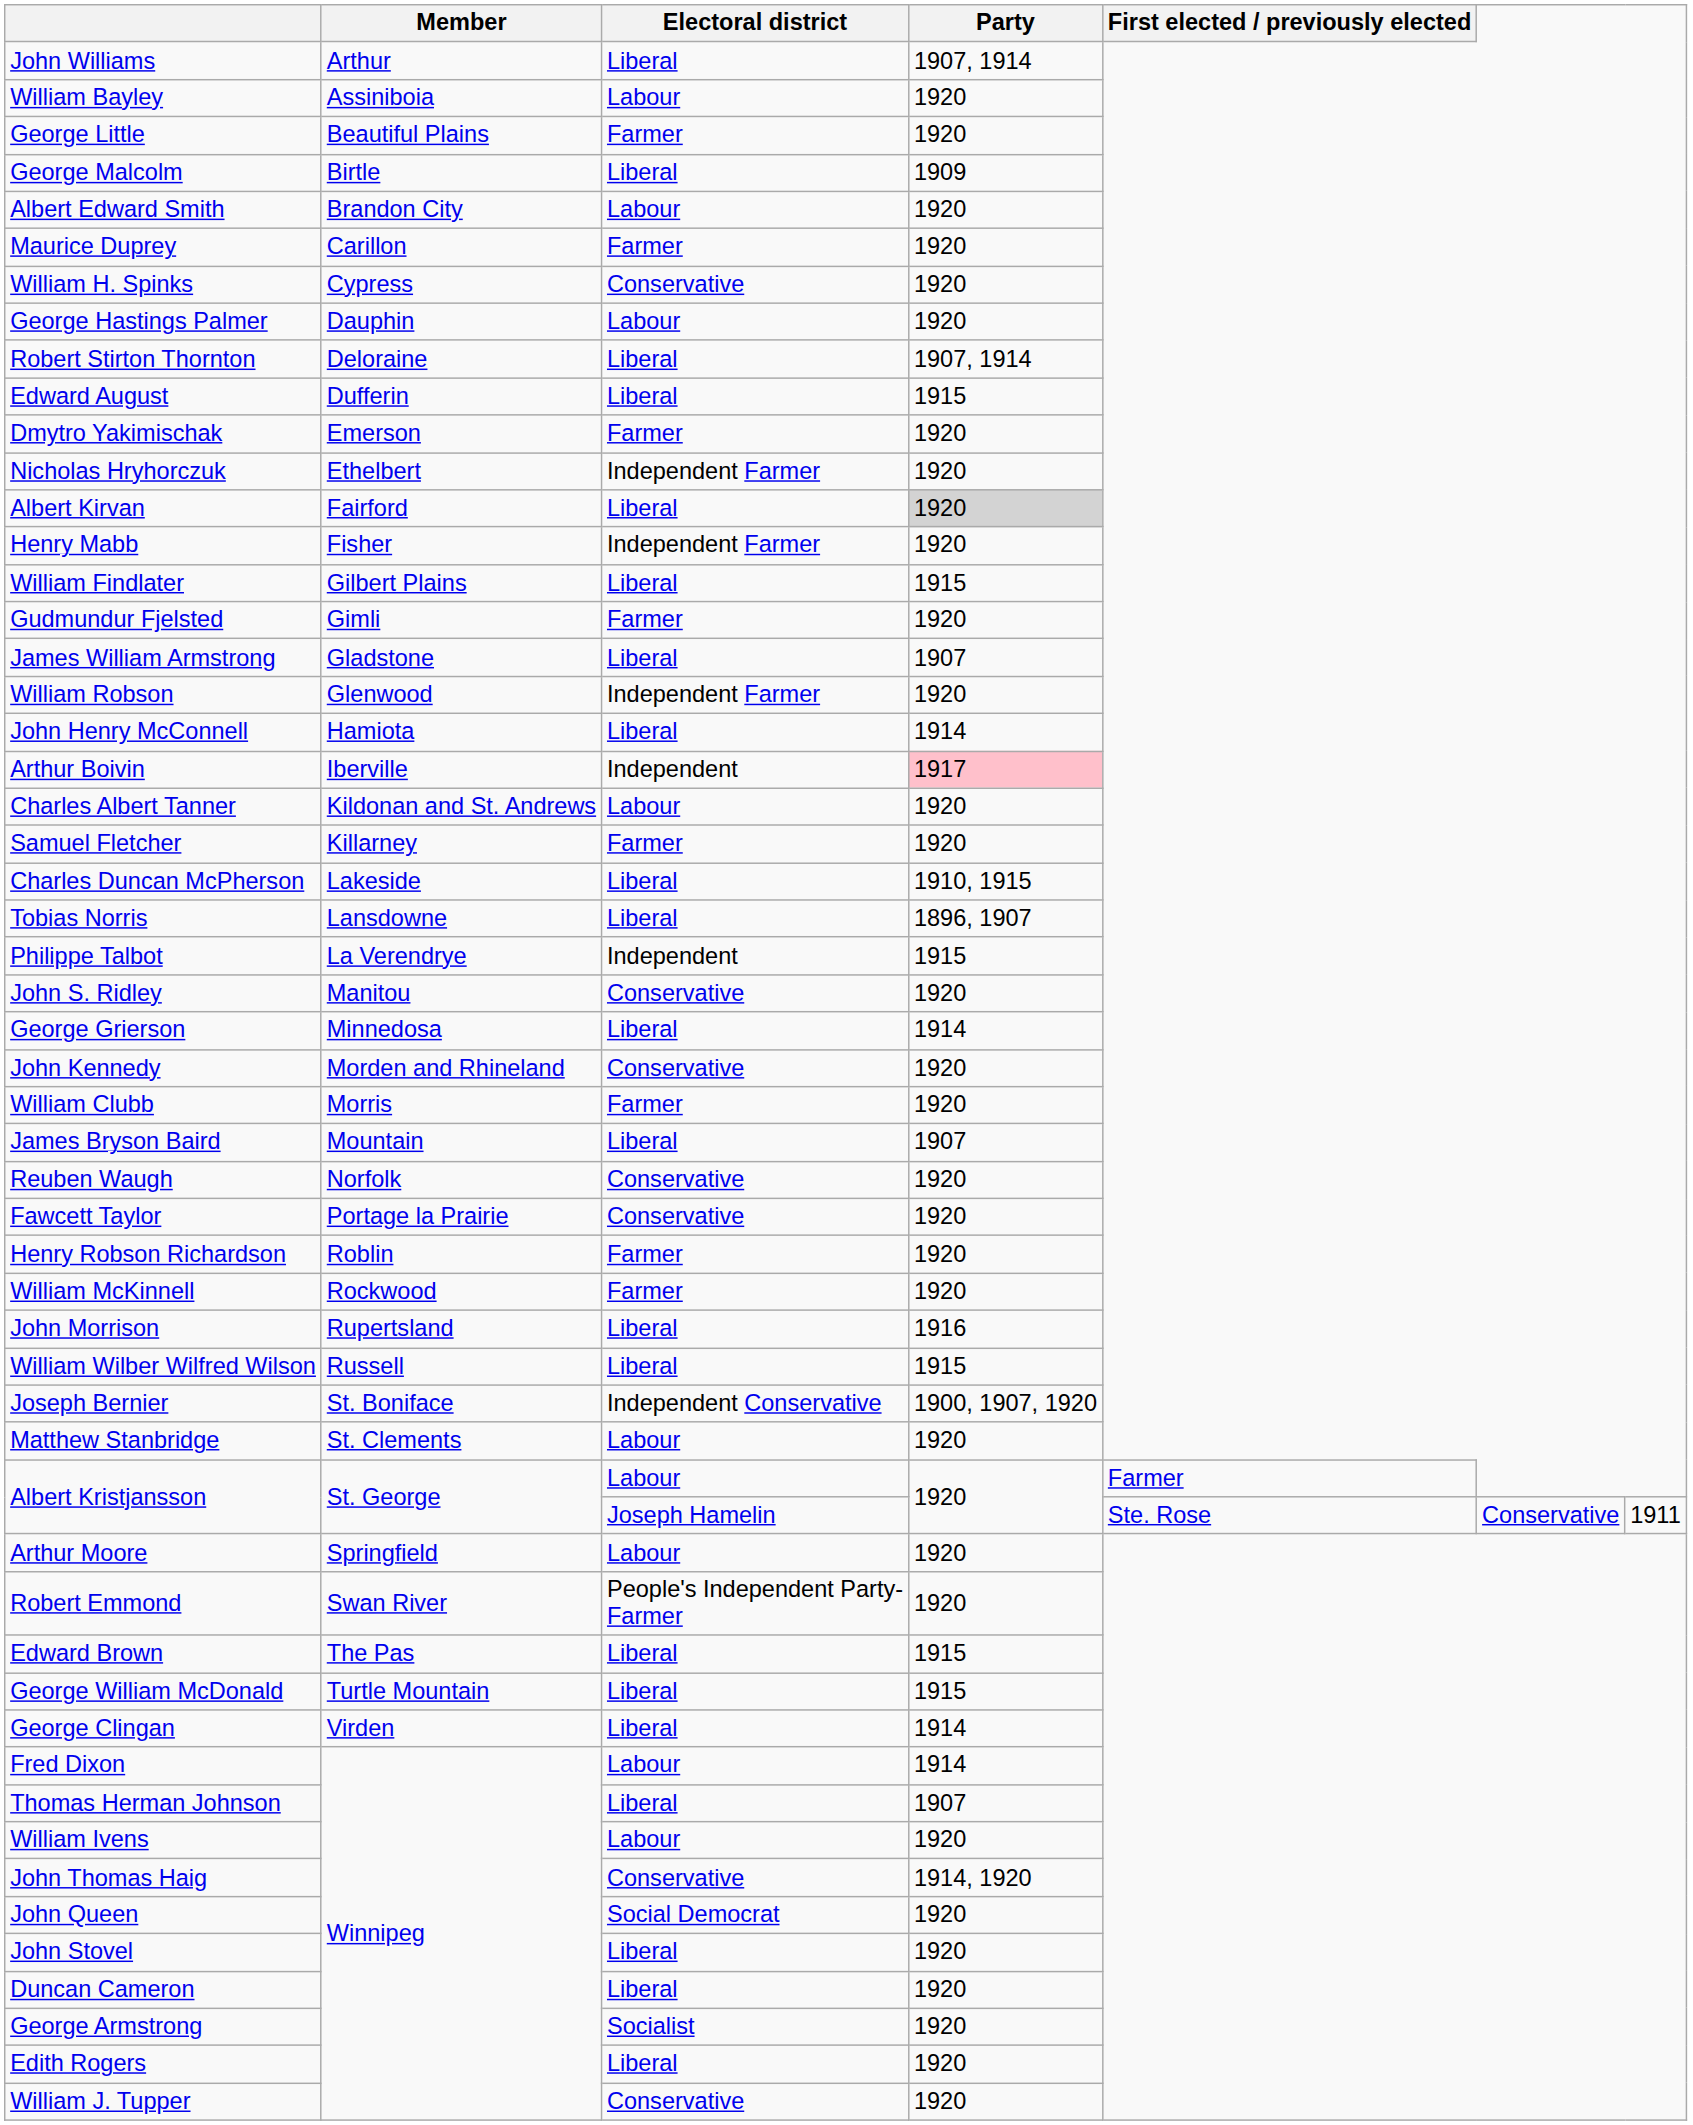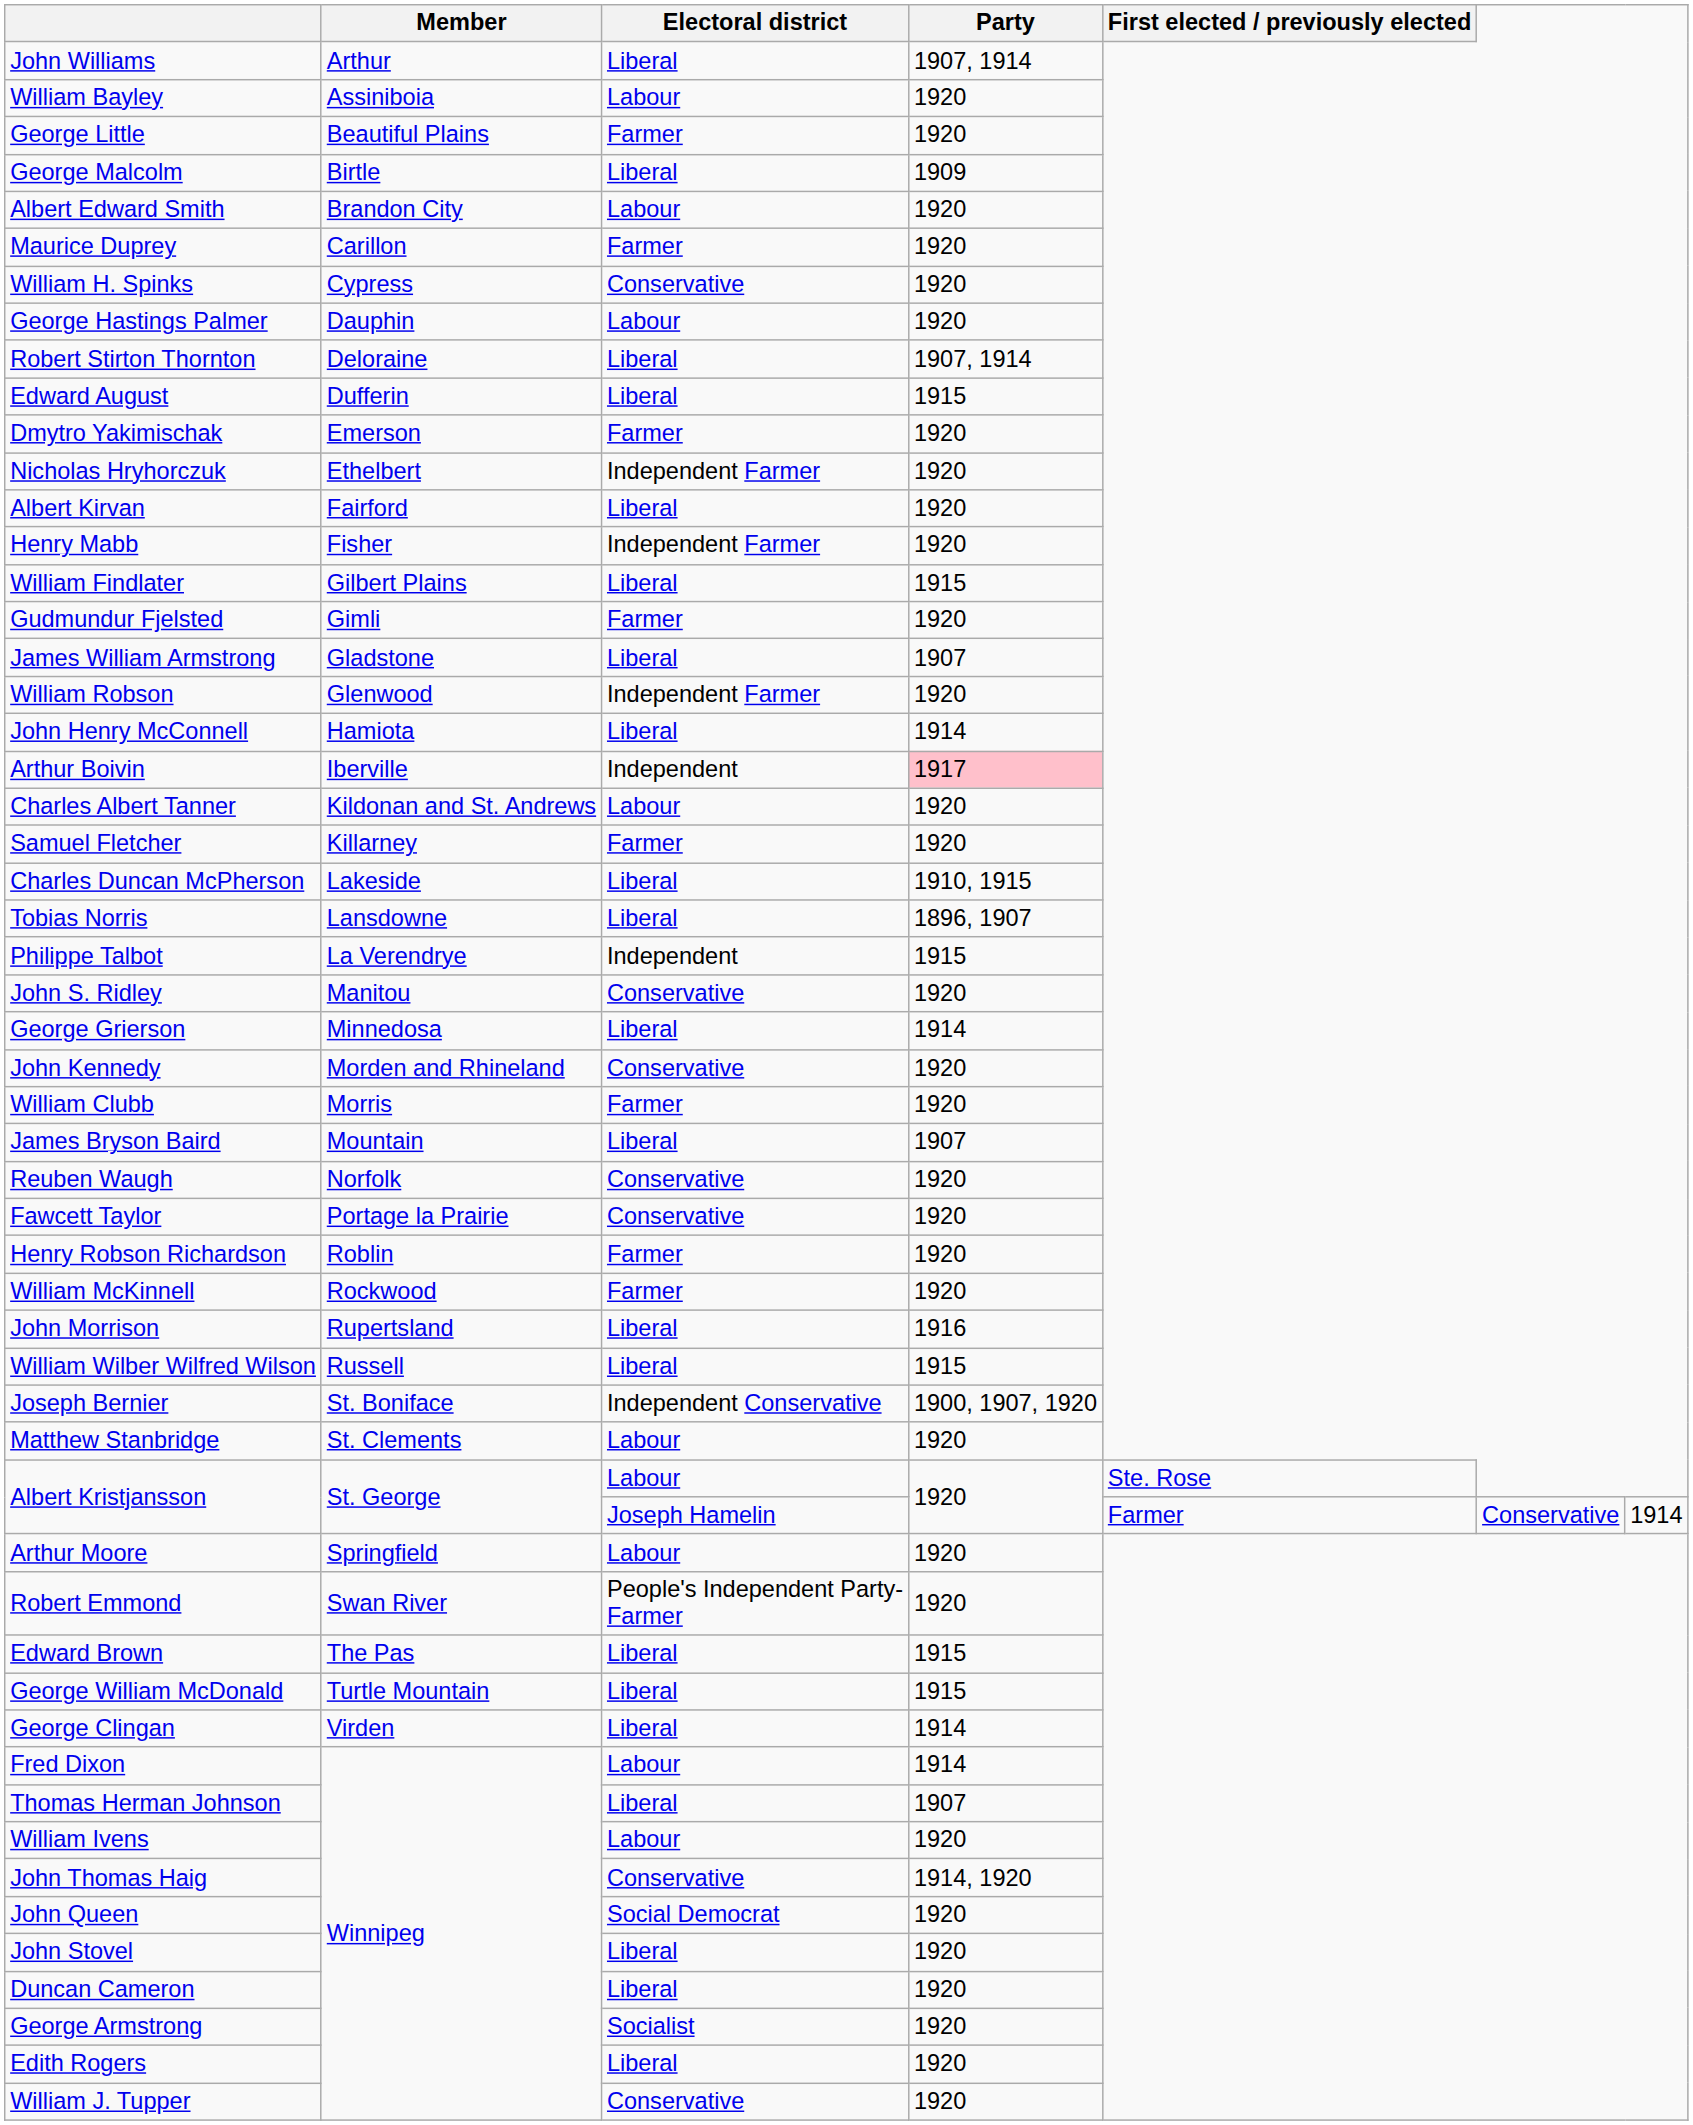(940, 508) lightgrey background -> (940, 508) no background
(1146, 1477) Farmer -> (1160, 1477) Ste. Rose
(1160, 1515) Ste. Rose -> (1146, 1515) Farmer
(1655, 1515) 1911 -> (1656, 1515) 1914
